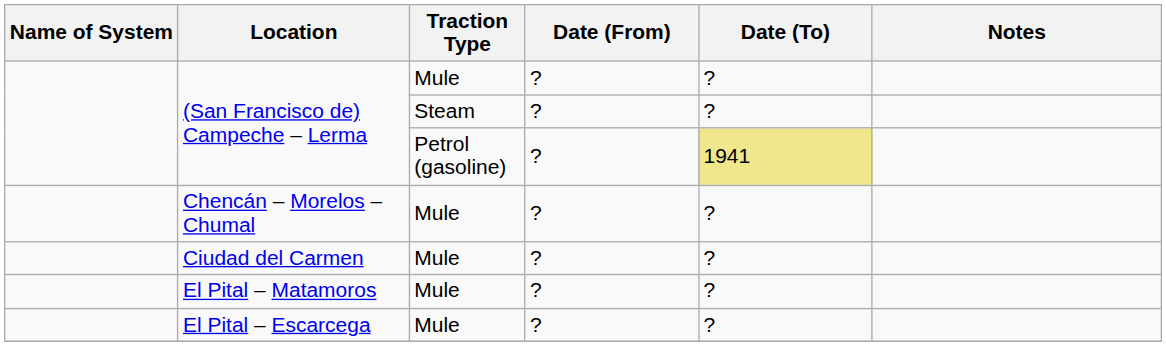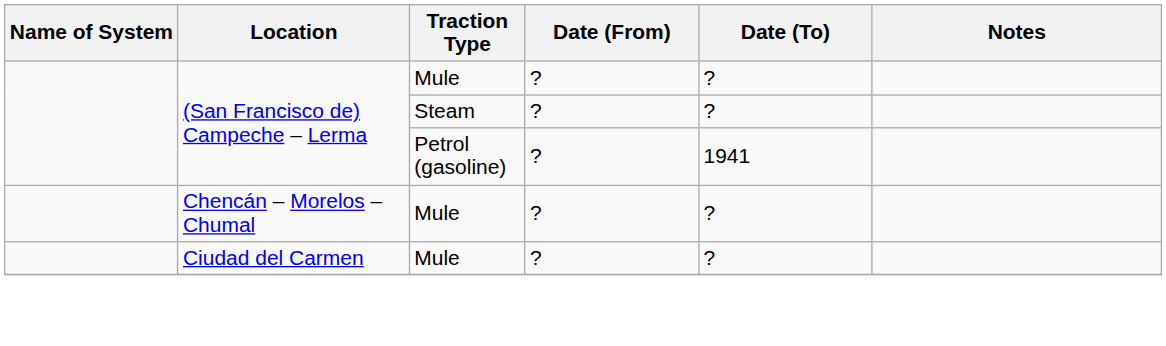(727, 156) khaki background -> (727, 156) no background
- row: (280, 291)
- row: (277, 324)
